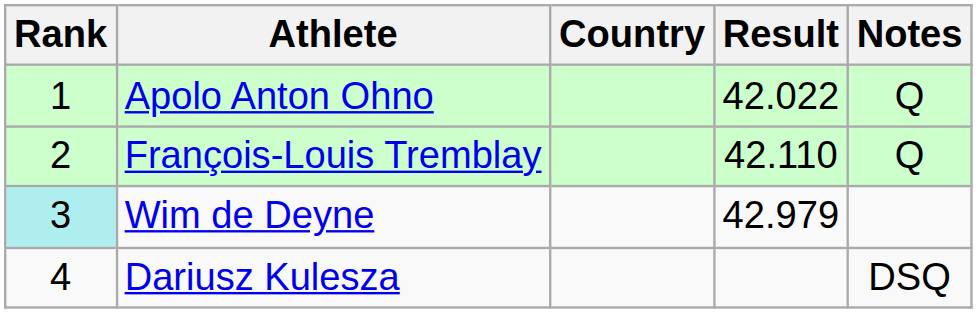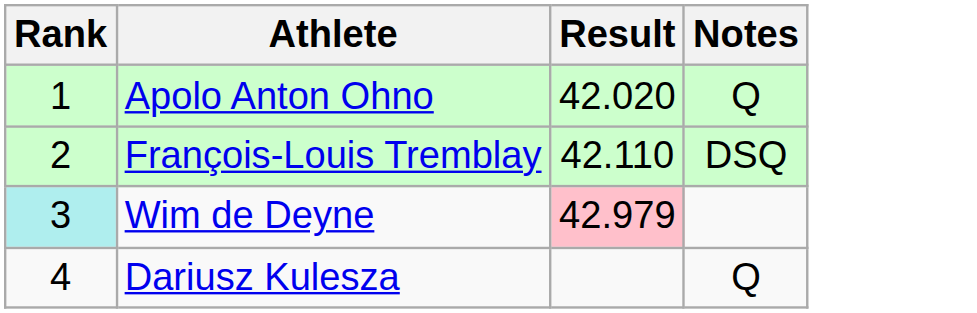- column: (632, 34)
(781, 95) 42.022 -> (617, 95) 42.020
(910, 155) Q -> (746, 155) DSQ
(781, 215) no background -> (617, 215) pink background
(910, 276) DSQ -> (746, 276) Q
